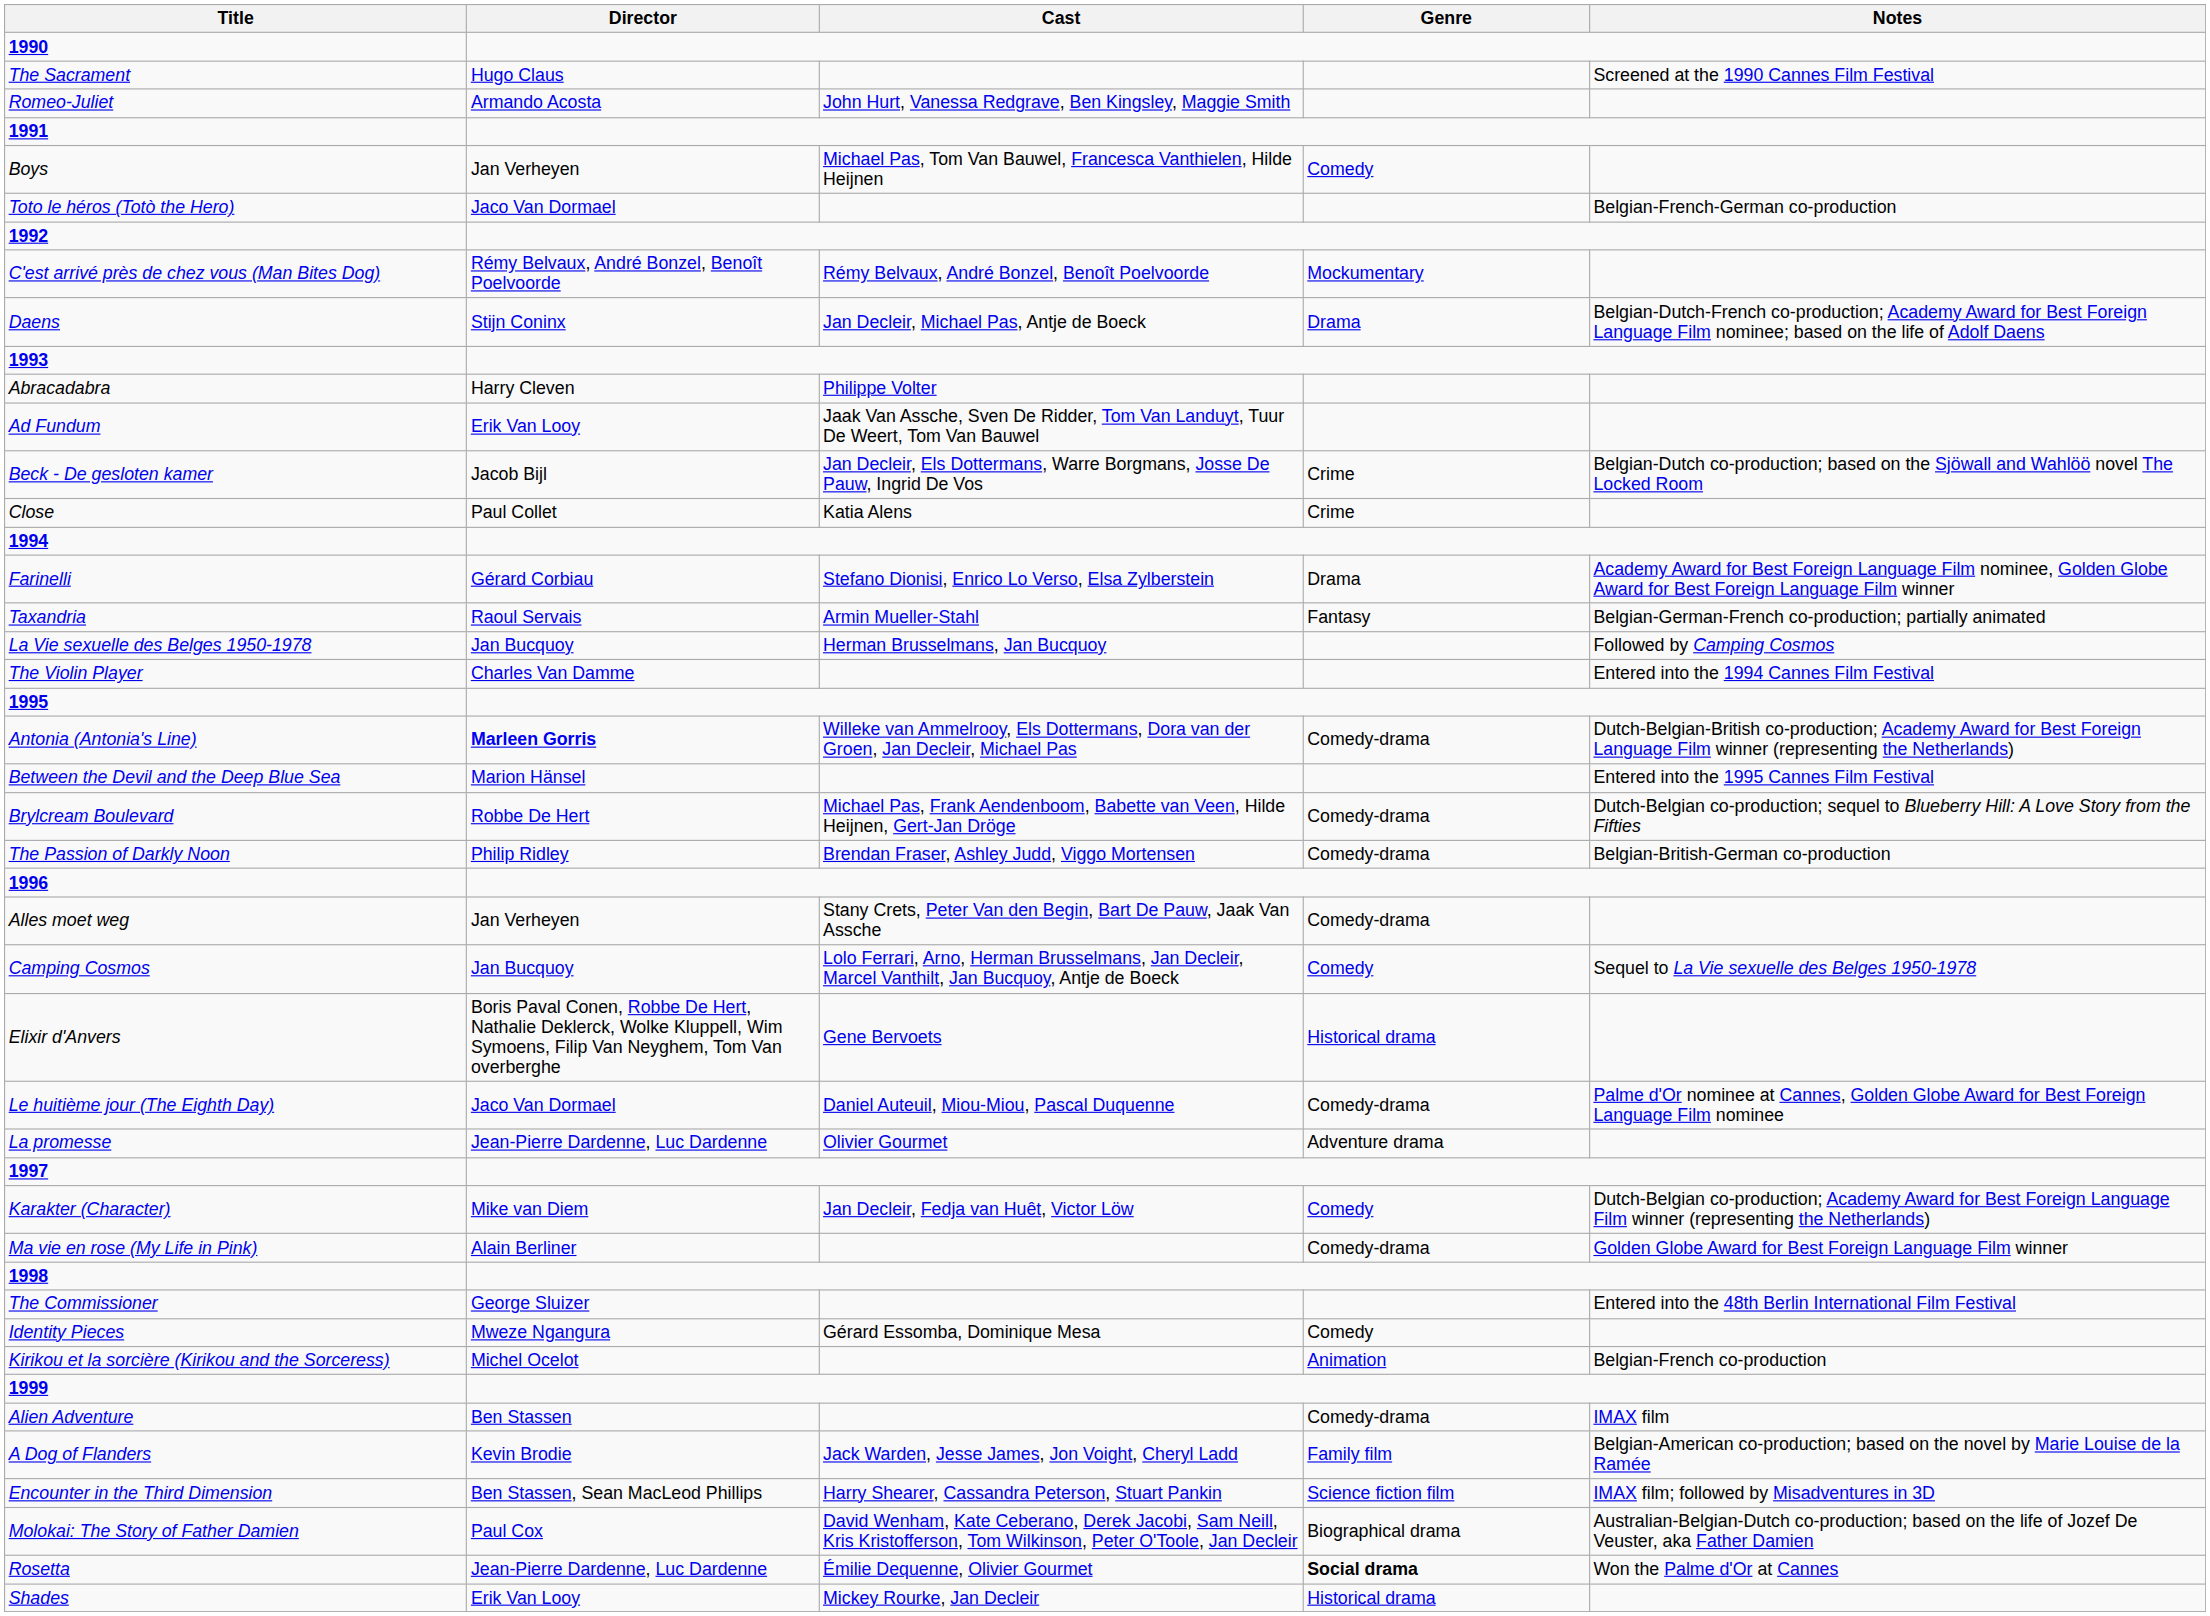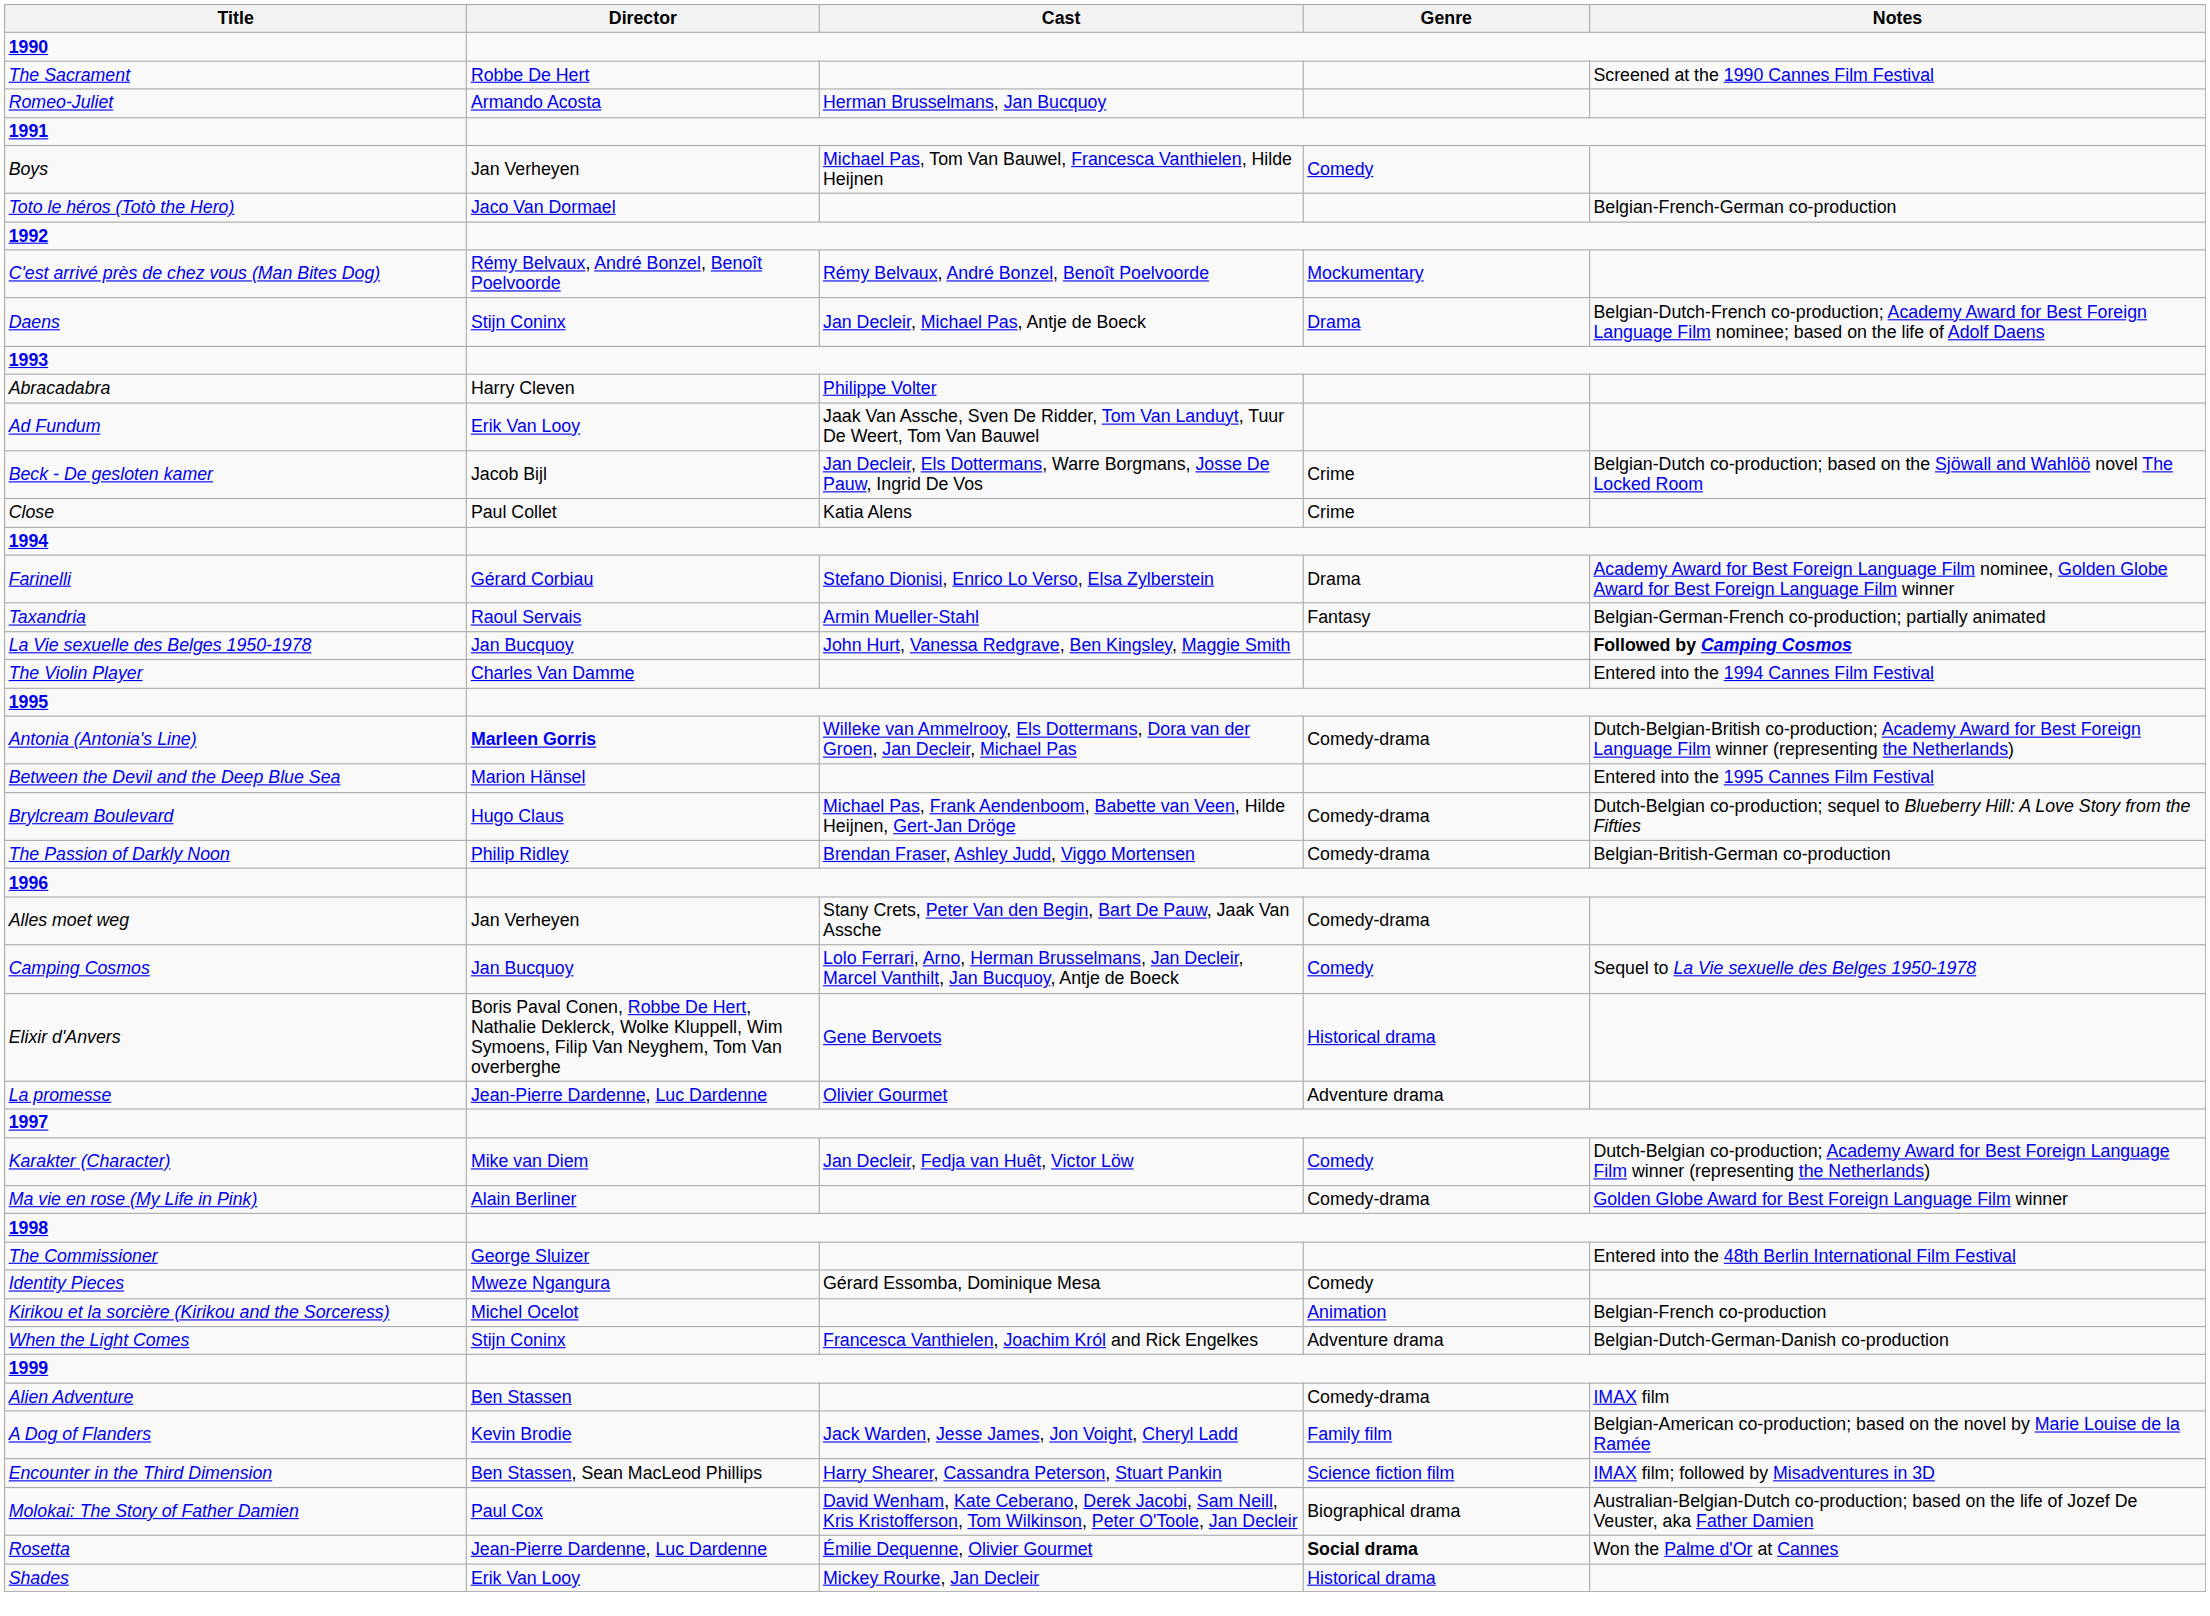(517, 74) Hugo Claus -> (530, 74) Robbe De Hert
(1057, 103) John Hurt, Vanessa Redgrave, Ben Kingsley, Maggie Smith -> (965, 103) Herman Brusselmans, Jan Bucquoy
(965, 645) Herman Brusselmans, Jan Bucquoy -> (1057, 645) John Hurt, Vanessa Redgrave, Ben Kingsley, Maggie Smith
(1714, 645) normal -> (1723, 645) bold
(530, 816) Robbe De Hert -> (517, 816) Hugo Claus
- row: (141, 1105)
+ row: (99, 1340)
